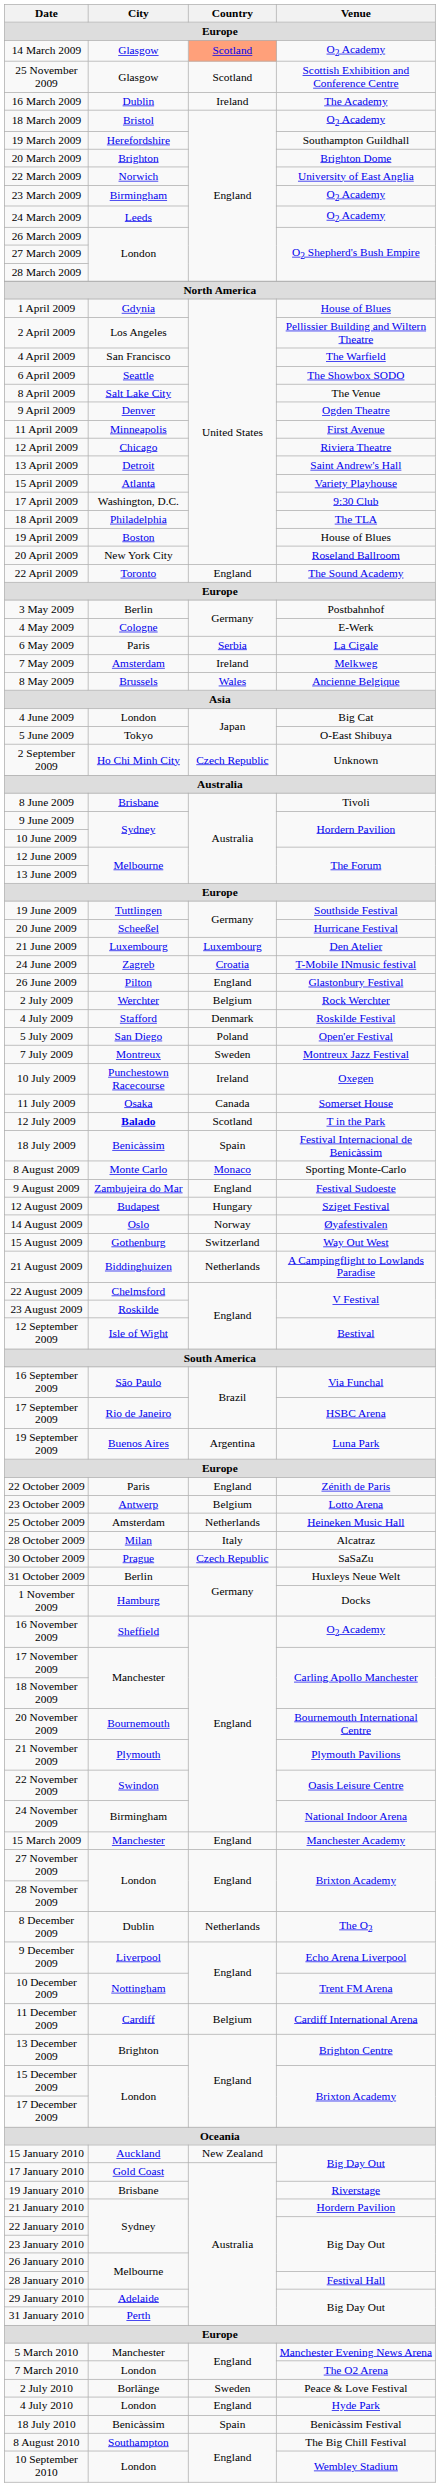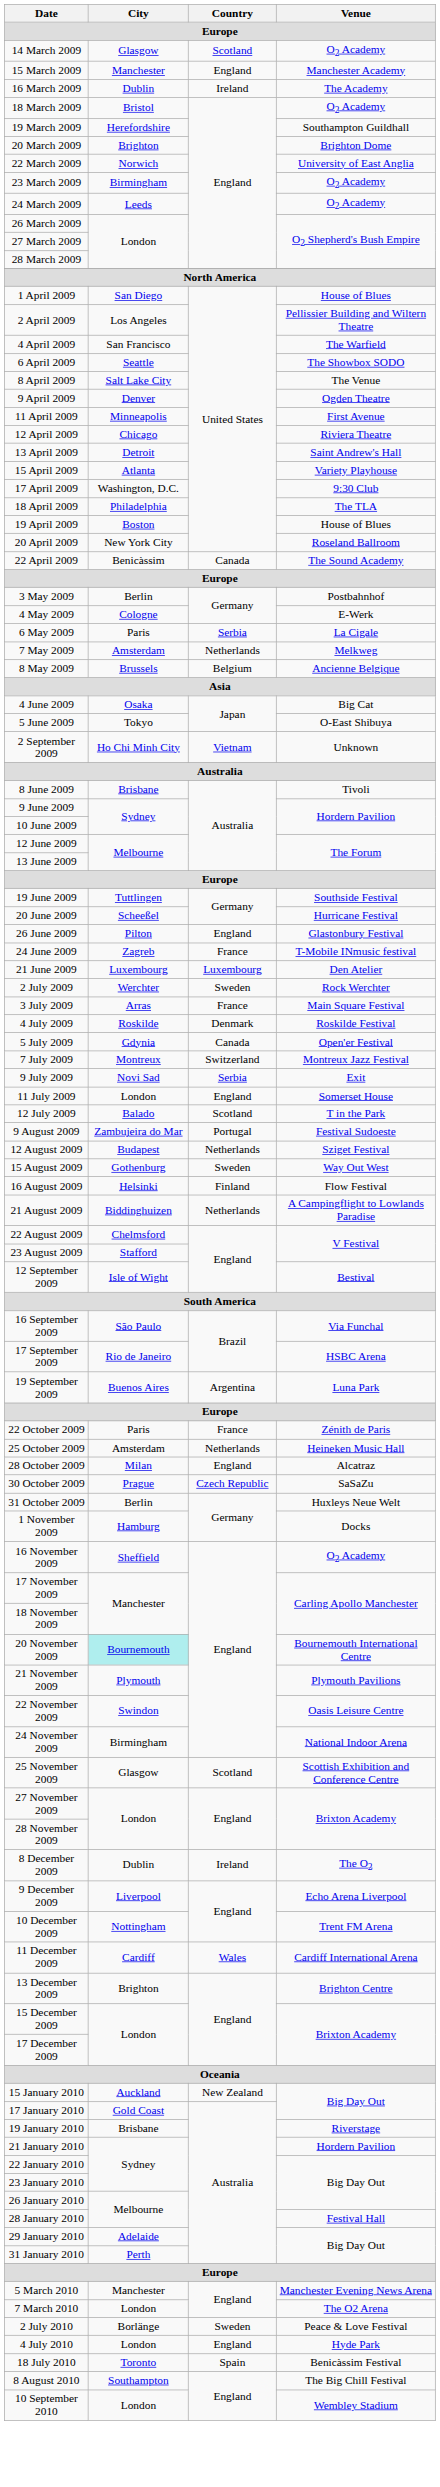(232, 51) lightsalmon background -> (232, 51) no background
rows swapped: (46, 1840) <-> (46, 76)
(138, 308) Gdynia -> (138, 295) San Diego
(138, 573) Toronto -> (138, 560) Benicàssim
(232, 573) England -> (232, 560) Canada
(232, 663) Ireland -> (232, 650) Netherlands
(232, 681) Wales -> (232, 668) Belgium
(138, 717) London -> (138, 704) Osaka
(232, 759) Czech Republic -> (232, 747) Vietnam
rows swapped: (46, 946) <-> (46, 982)
(232, 964) Croatia -> (232, 951) France
(232, 1000) Belgium -> (232, 987) Sweden
+ row: (46, 1005)
(138, 1018) Stafford -> (138, 1023) Roskilde
(138, 1036) San Diego -> (138, 1041) Gdynia
(232, 1036) Poland -> (232, 1041) Canada
(232, 1054) Sweden -> (232, 1059) Switzerland
+ row: (46, 1077)
- row: (46, 1079)
(138, 1103) Osaka -> (138, 1095) London
(232, 1103) Canada -> (232, 1095) England
(138, 1121) bold -> (138, 1113) normal
- row: (46, 1145)
- row: (46, 1170)
(232, 1188) England -> (232, 1131) Portugal
(232, 1206) Hungary -> (232, 1149) Netherlands
- row: (46, 1224)
(232, 1242) Switzerland -> (232, 1167) Sweden
+ row: (46, 1185)
(138, 1309) Roskilde -> (138, 1252) Stafford
(232, 1486) England -> (232, 1430) France
- row: (46, 1504)
(232, 1540) Italy -> (232, 1466) England
(138, 1724) no background -> (138, 1649) paleturquoise background
(232, 1926) Netherlands -> (232, 1865) Ireland
(232, 2019) Belgium -> (232, 1957) Wales
(138, 2424) Benicàssim -> (138, 2362) Toronto
